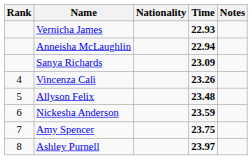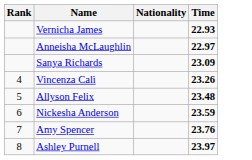- column: (232, 12)
(203, 46) 22.94 -> (203, 46) 22.97
(203, 130) 23.75 -> (203, 130) 23.76
